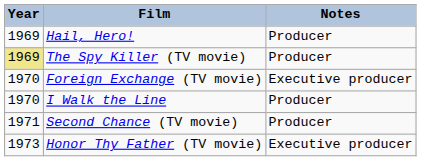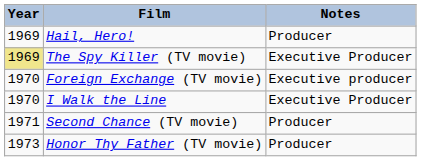(301, 59) Producer -> (341, 59) Executive Producer
(301, 102) Producer -> (341, 102) Executive Producer
(341, 145) Executive producer -> (301, 145) Producer
